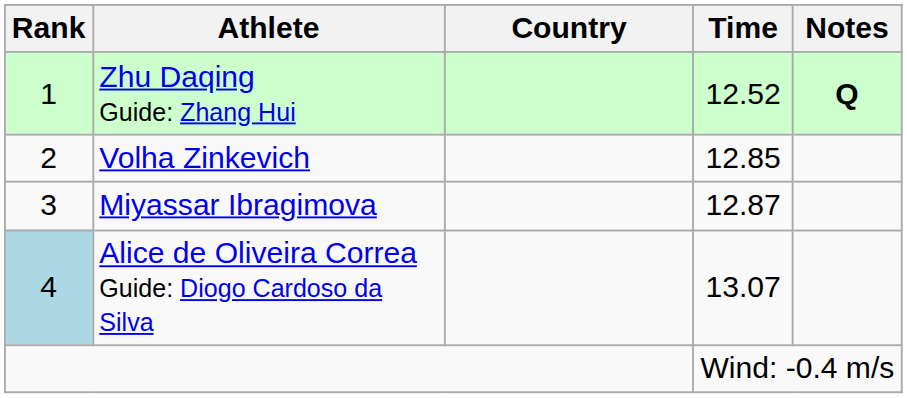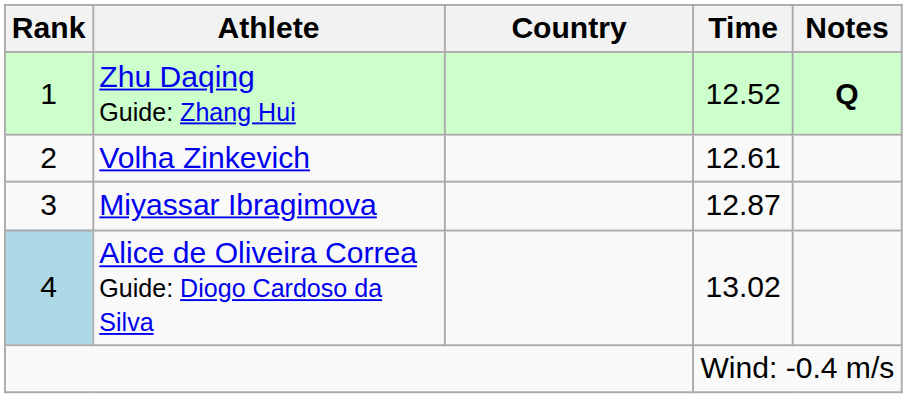(743, 157) 12.85 -> (743, 157) 12.61
(743, 286) 13.07 -> (743, 286) 13.02
